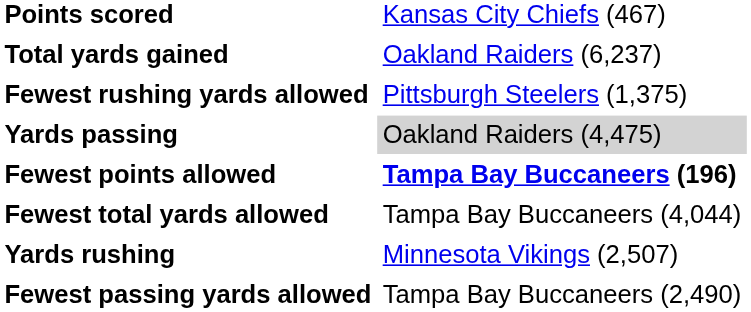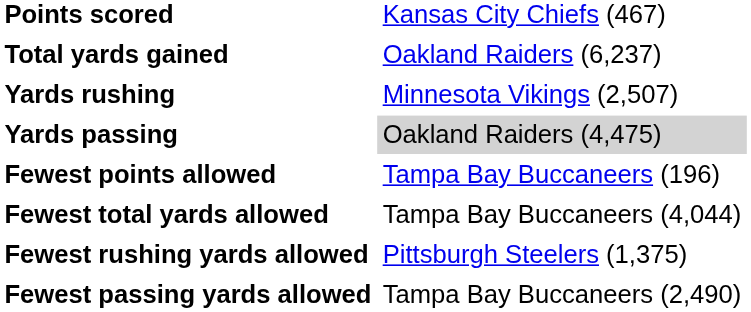rows swapped: (90, 254) <-> (187, 94)
(560, 174) bold -> (551, 174) normal
